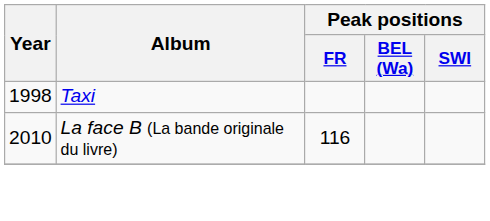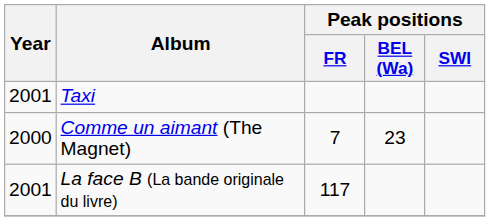(30, 96) 1998 -> (30, 96) 2001
+ row: (161, 137)
(30, 137) 2010 -> (30, 189) 2001
(335, 137) 116 -> (335, 189) 117
